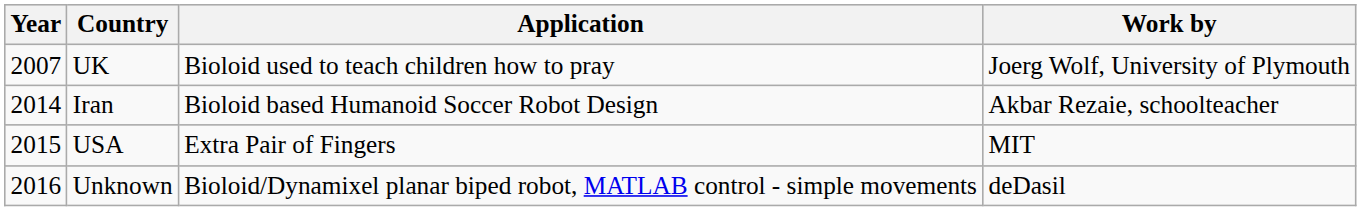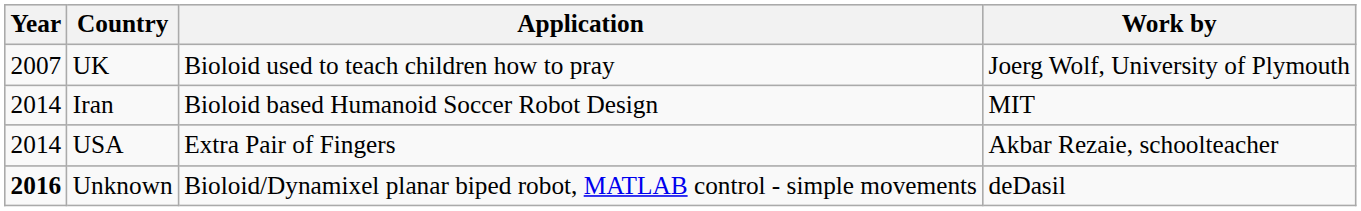(1133, 104) Akbar Rezaie, schoolteacher -> (1012, 104) MIT
(36, 144) 2015 -> (36, 144) 2014
(1012, 144) MIT -> (1133, 144) Akbar Rezaie, schoolteacher
(36, 184) normal -> (36, 184) bold
